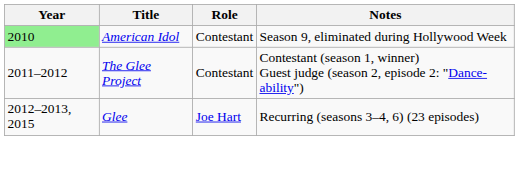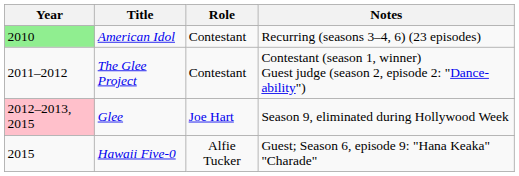(383, 36) Season 9, eliminated during Hollywood Week -> (371, 36) Recurring (seasons 3–4, 6) (23 episodes)
(39, 116) no background -> (39, 116) pink background
(369, 116) Recurring (seasons 3–4, 6) (23 episodes) -> (385, 116) Season 9, eliminated during Hollywood Week
+ row: (137, 153)
